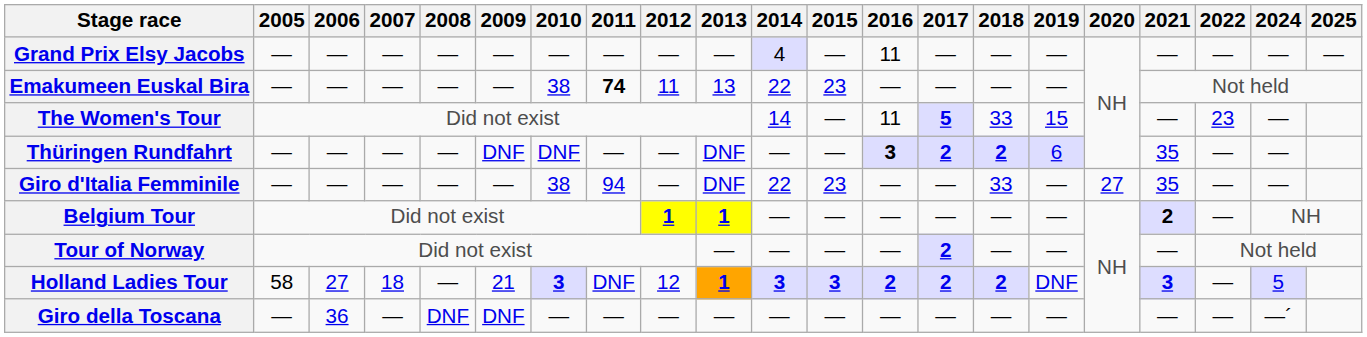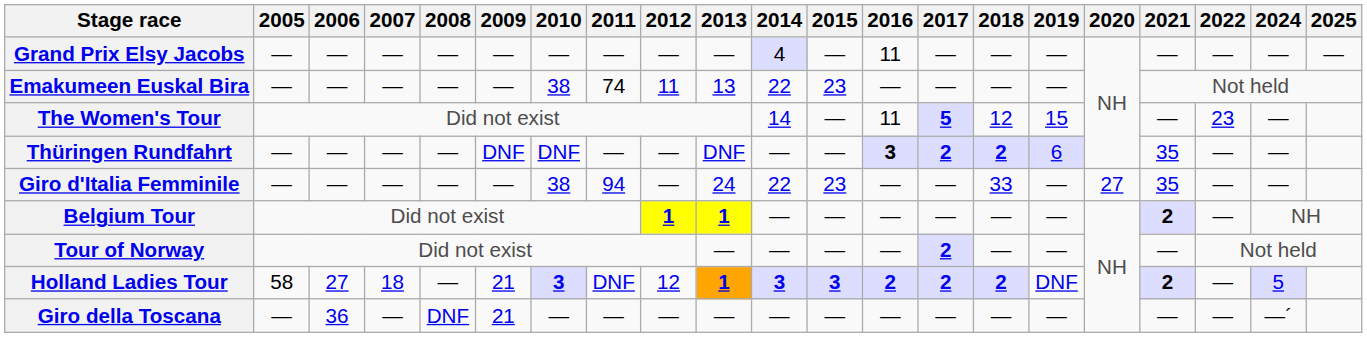(614, 86) bold -> (614, 86) normal
(1001, 119) 33 -> (1001, 119) 12
(724, 184) DNF -> (724, 184) 24
(1167, 282) 3 -> (1167, 282) 2
(503, 315) DNF -> (503, 315) 21
